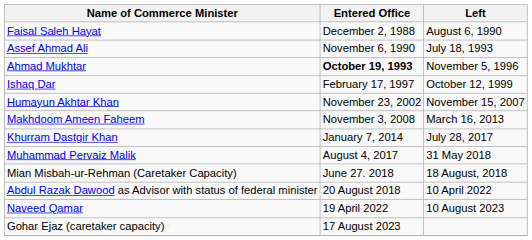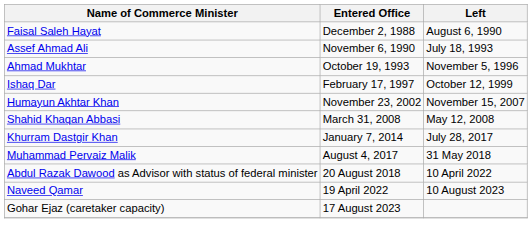(368, 66) bold -> (366, 66) normal
+ row: (64, 119)
- row: (76, 119)
- row: (122, 173)
